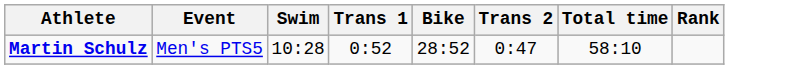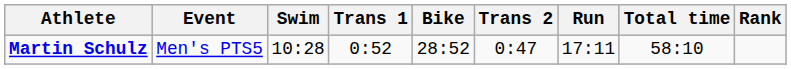+ column: (588, 19)
